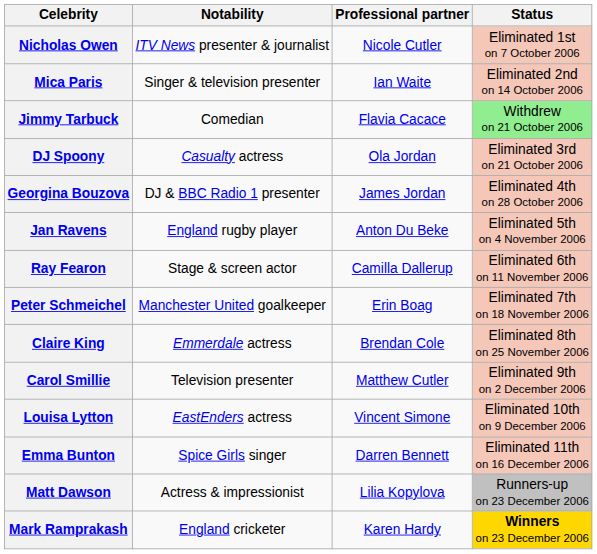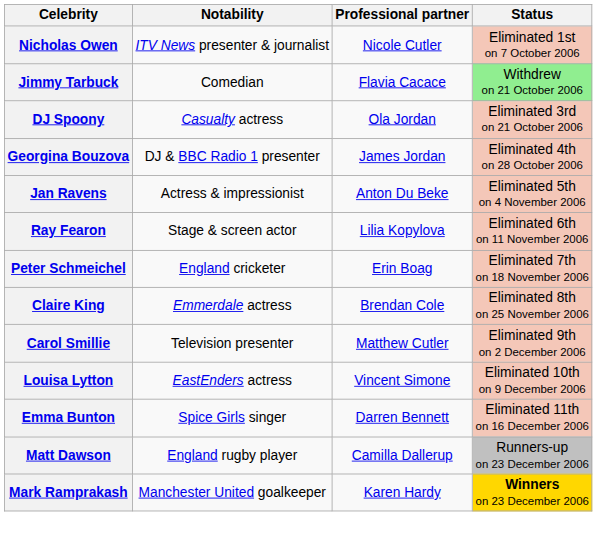- row: (68, 82)
(232, 231) England rugby player -> (232, 194) Actress & impressionist
(402, 268) Camilla Dallerup -> (402, 231) Lilia Kopylova
(232, 306) Manchester United goalkeeper -> (232, 268) England cricketer
(232, 492) Actress & impressionist -> (232, 455) England rugby player
(402, 492) Lilia Kopylova -> (402, 455) Camilla Dallerup
(232, 529) England cricketer -> (232, 492) Manchester United goalkeeper
